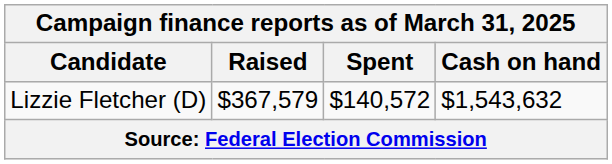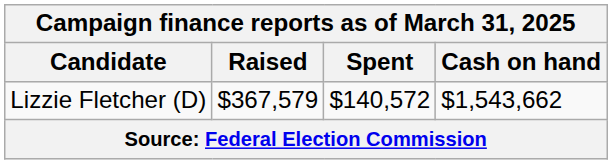(502, 100) $1,543,632 -> (502, 100) $1,543,662
